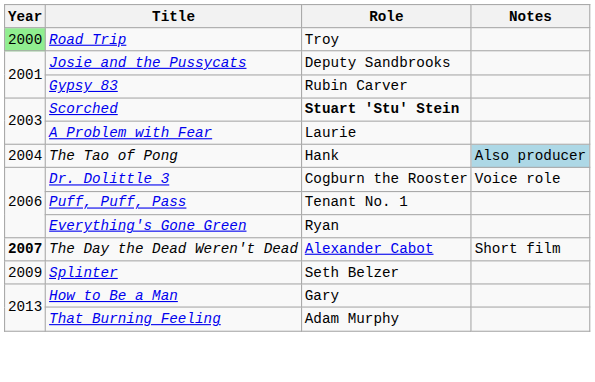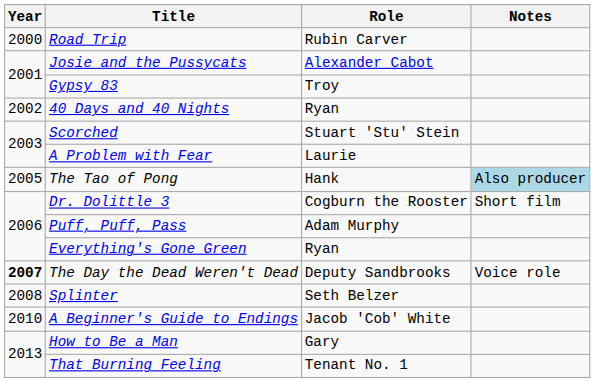(25, 40) lightgreen background -> (25, 40) no background
(322, 40) Troy -> (356, 40) Rubin Carver
(378, 63) Deputy Sandbrooks -> (369, 63) Alexander Cabot
(356, 86) Rubin Carver -> (322, 86) Troy
+ row: (139, 109)
(382, 109) bold -> (382, 133) normal
(25, 156) 2004 -> (25, 179) 2005
(518, 179) Voice role -> (518, 203) Short film
(356, 203) Tenant No. 1 -> (352, 226) Adam Murphy
(369, 249) Alexander Cabot -> (378, 273) Deputy Sandbrooks
(518, 249) Short film -> (518, 273) Voice role
(25, 273) 2009 -> (25, 296) 2008
+ row: (174, 319)
(352, 319) Adam Murphy -> (356, 366) Tenant No. 1
